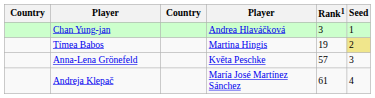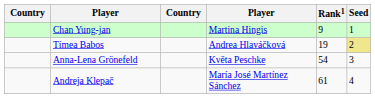(247, 29) Andrea Hlaváčková -> (238, 29) Martina Hingis
(321, 29) 3 -> (321, 29) 9
(238, 45) Martina Hingis -> (247, 45) Andrea Hlaváčková
(323, 60) 57 -> (323, 60) 54
